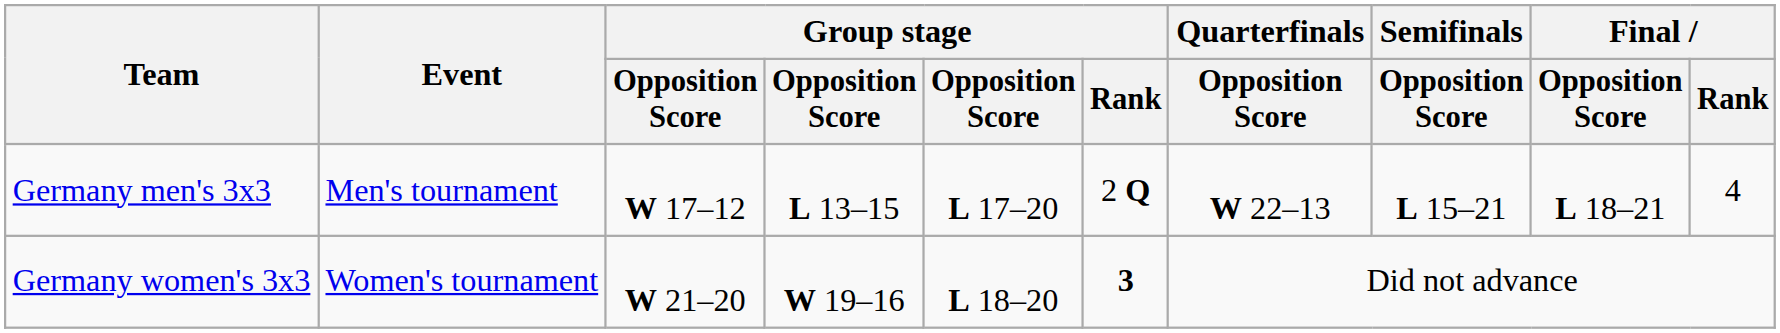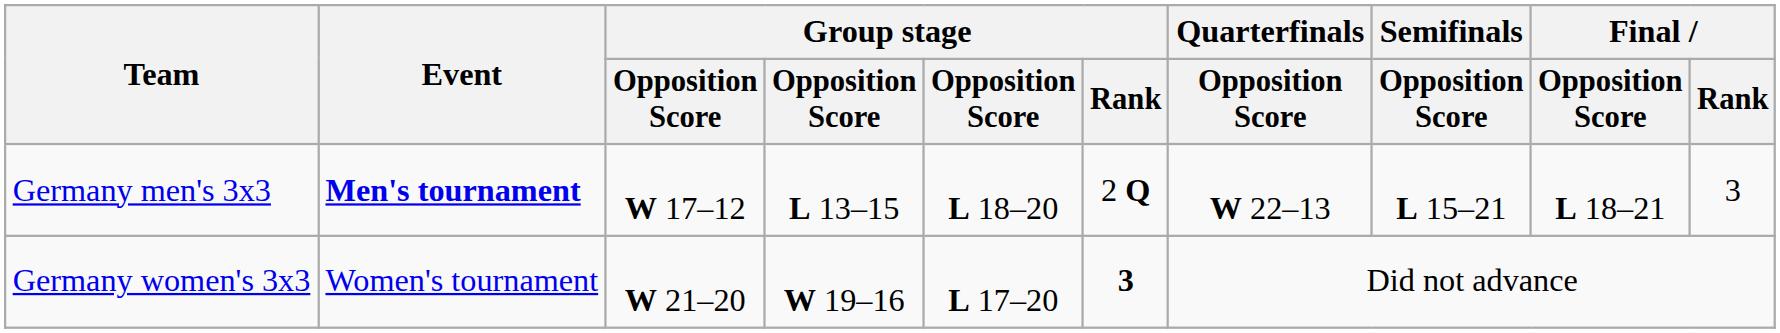(442, 189) normal -> (453, 189) bold
(1003, 208) L 17–20 -> (1003, 208) L 18–20
(1733, 189) 4 -> (1733, 189) 3
(1003, 300) L 18–20 -> (1003, 300) L 17–20
